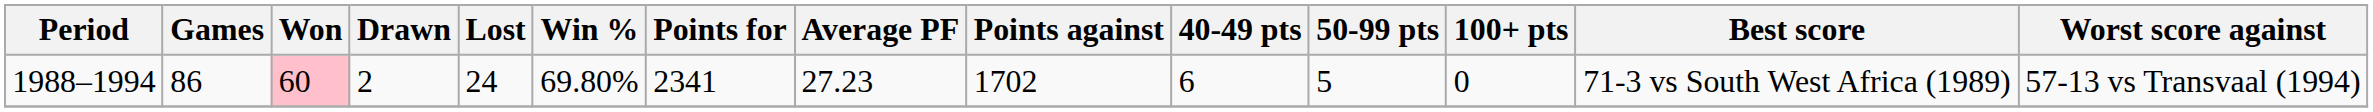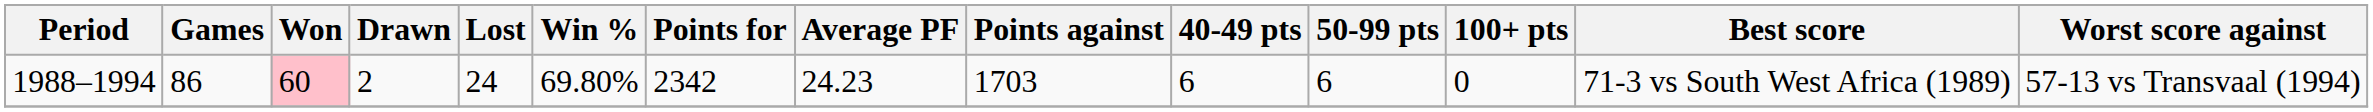(685, 80) 2341 -> (685, 80) 2342
(837, 80) 27.23 -> (837, 80) 24.23
(1006, 80) 1702 -> (1006, 80) 1703
(1324, 80) 5 -> (1324, 80) 6
